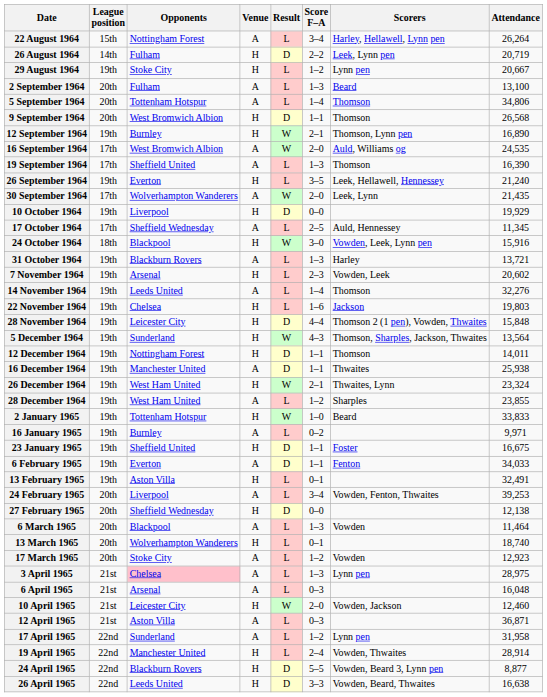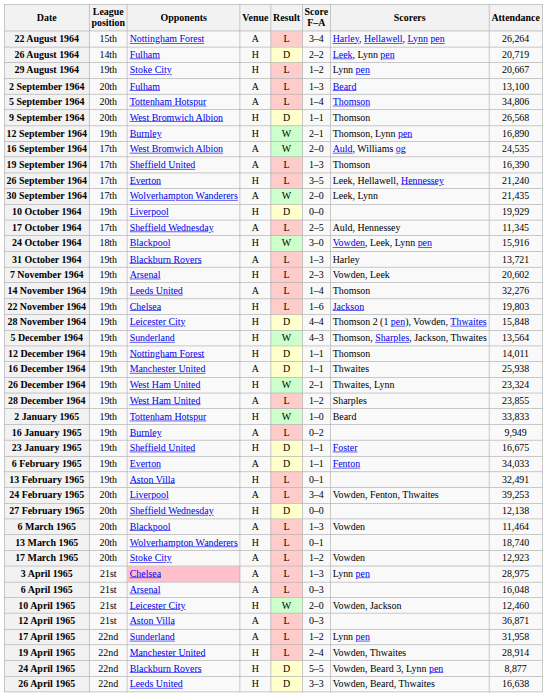(108, 180) 19th -> (108, 180) 17th
(516, 432) 9,971 -> (516, 432) 9,949
